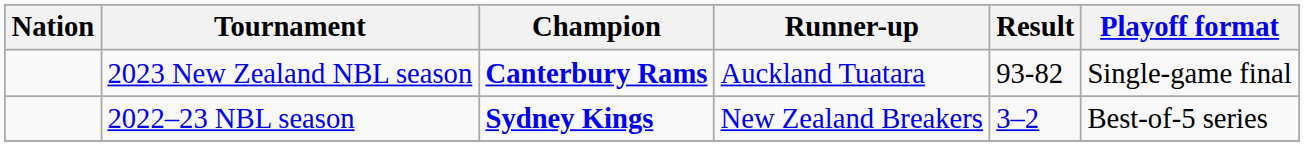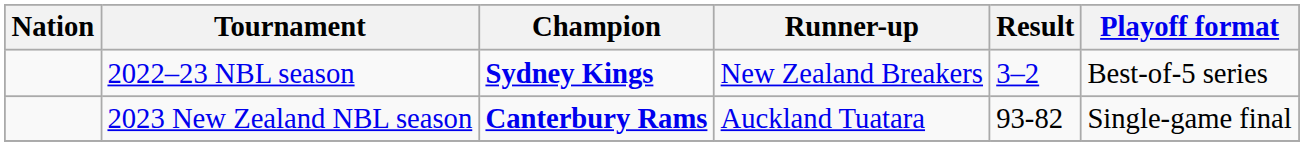rows swapped: (231, 118) <-> (290, 72)
